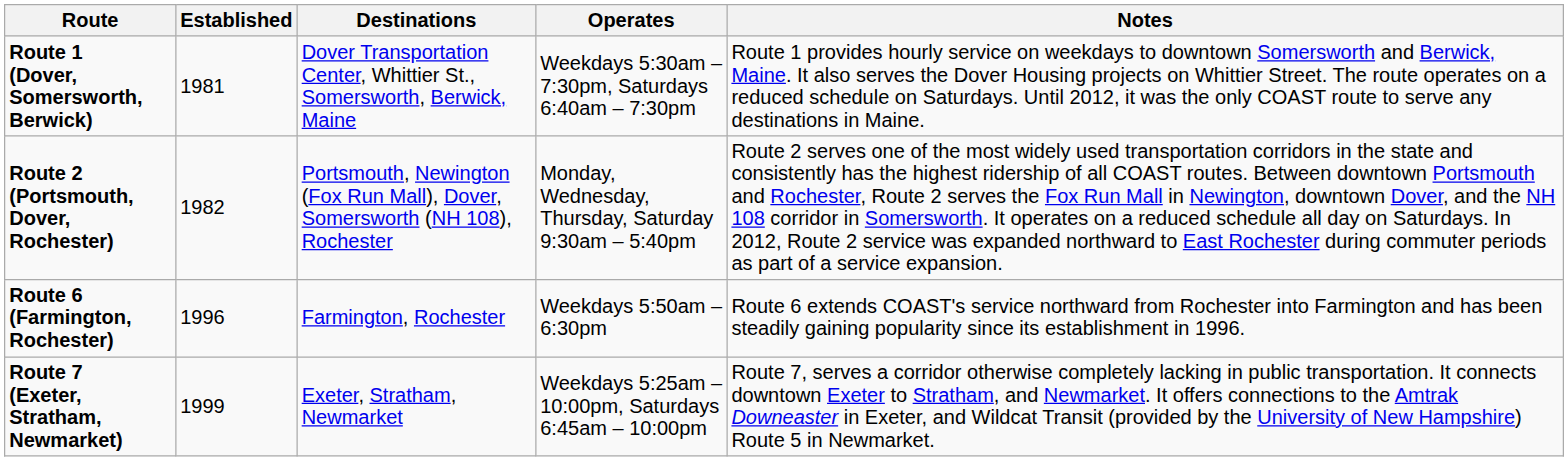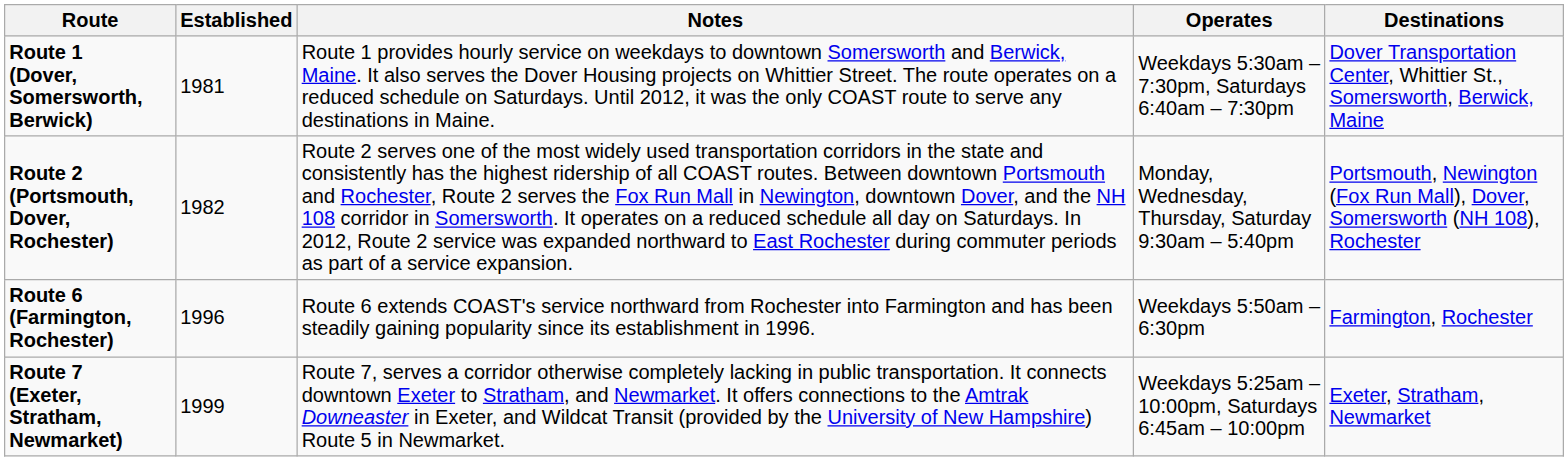columns swapped: (416, 20) <-> (1145, 20)
